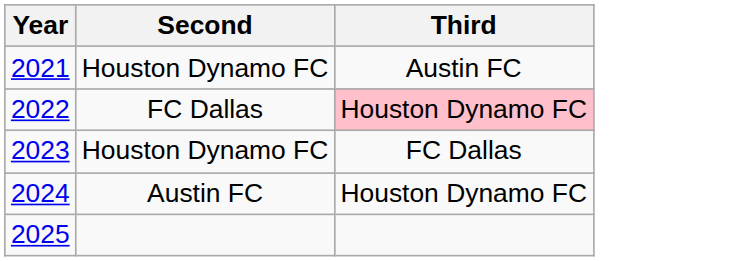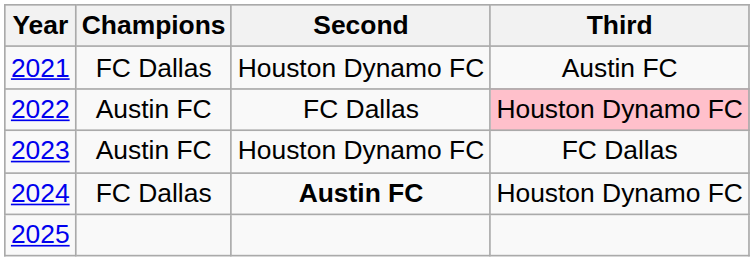+ column: (154, 25)
(205, 192) normal -> (361, 192) bold
